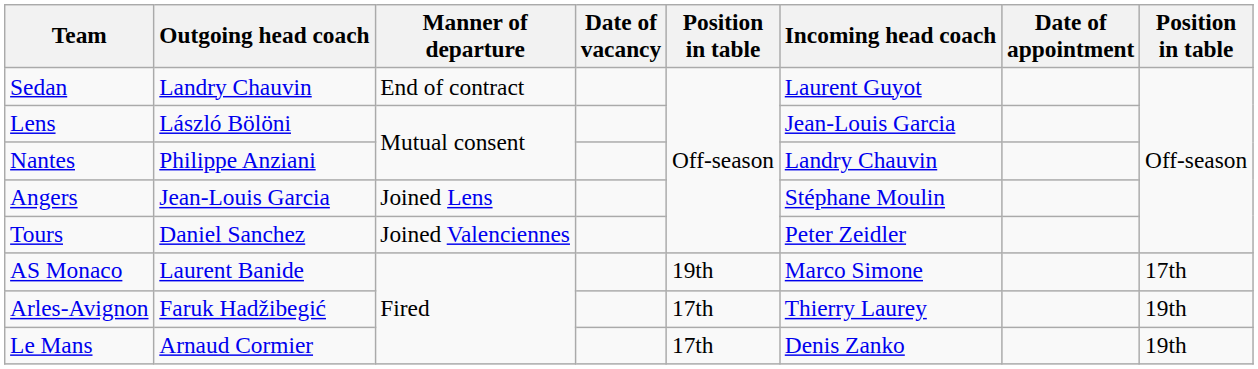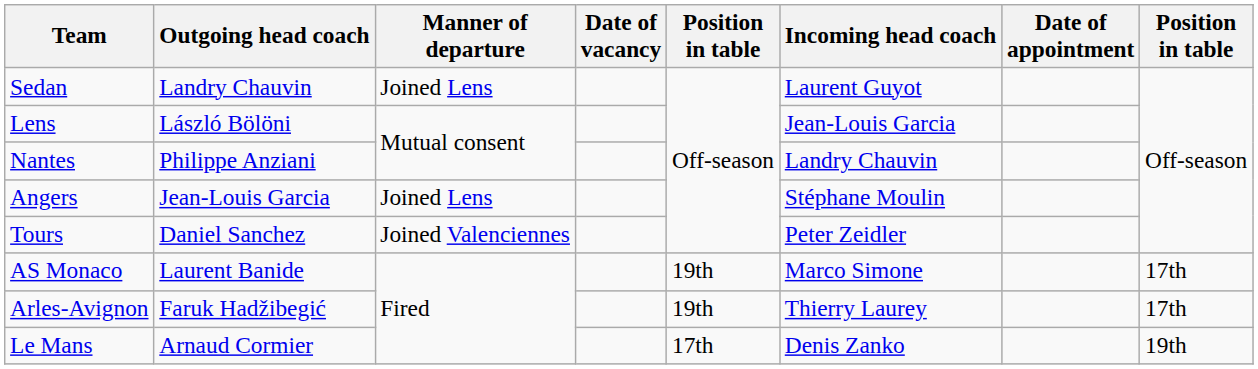(452, 86) End of contract -> (436, 86) Joined Lens
(693, 308) 17th -> (693, 308) 19th
(1166, 308) 19th -> (1166, 308) 17th
